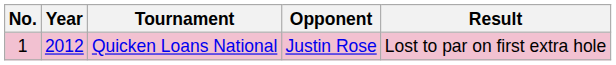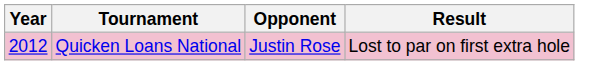- column: (23, 19)
